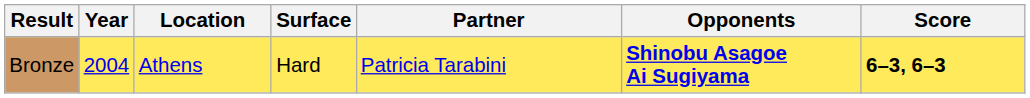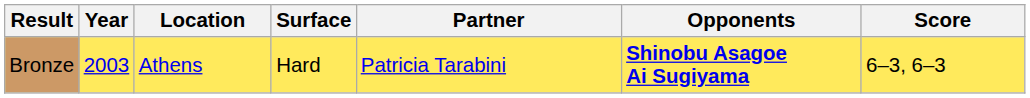(106, 64) 2004 -> (106, 64) 2003
(906, 64) bold -> (906, 64) normal
